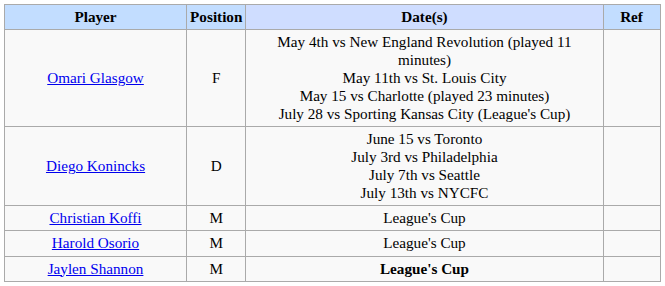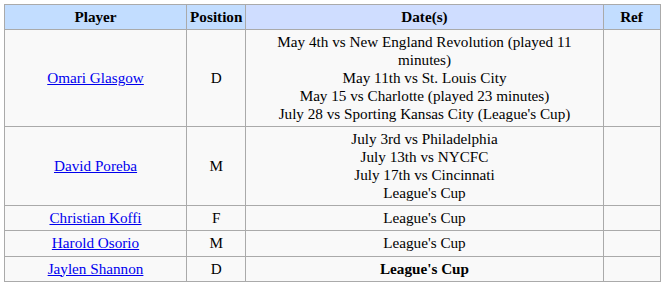(216, 78) F -> (216, 78) D
- row: (96, 166)
+ row: (96, 166)
(216, 218) M -> (216, 218) F
(216, 268) M -> (216, 268) D
